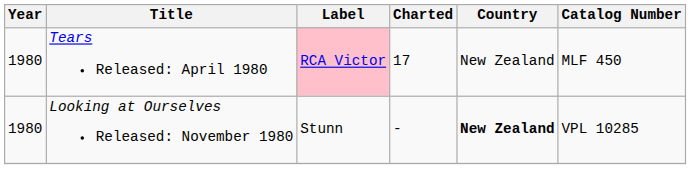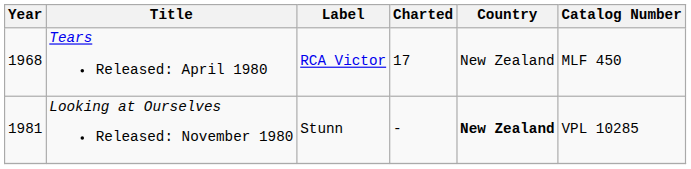(25, 62) 1980 -> (25, 62) 1968
(343, 62) pink background -> (343, 62) no background
(25, 130) 1980 -> (25, 130) 1981
